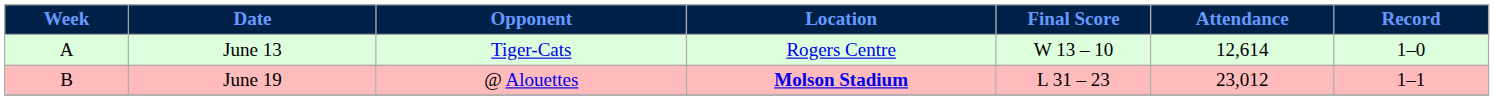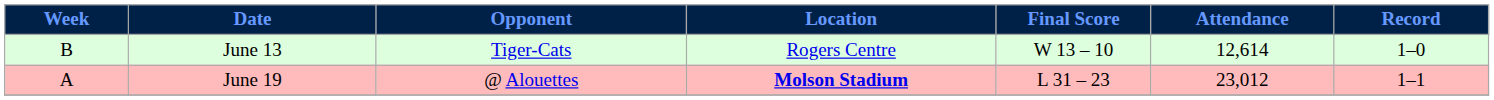(67, 49) A -> (67, 49) B
(67, 79) B -> (67, 79) A
